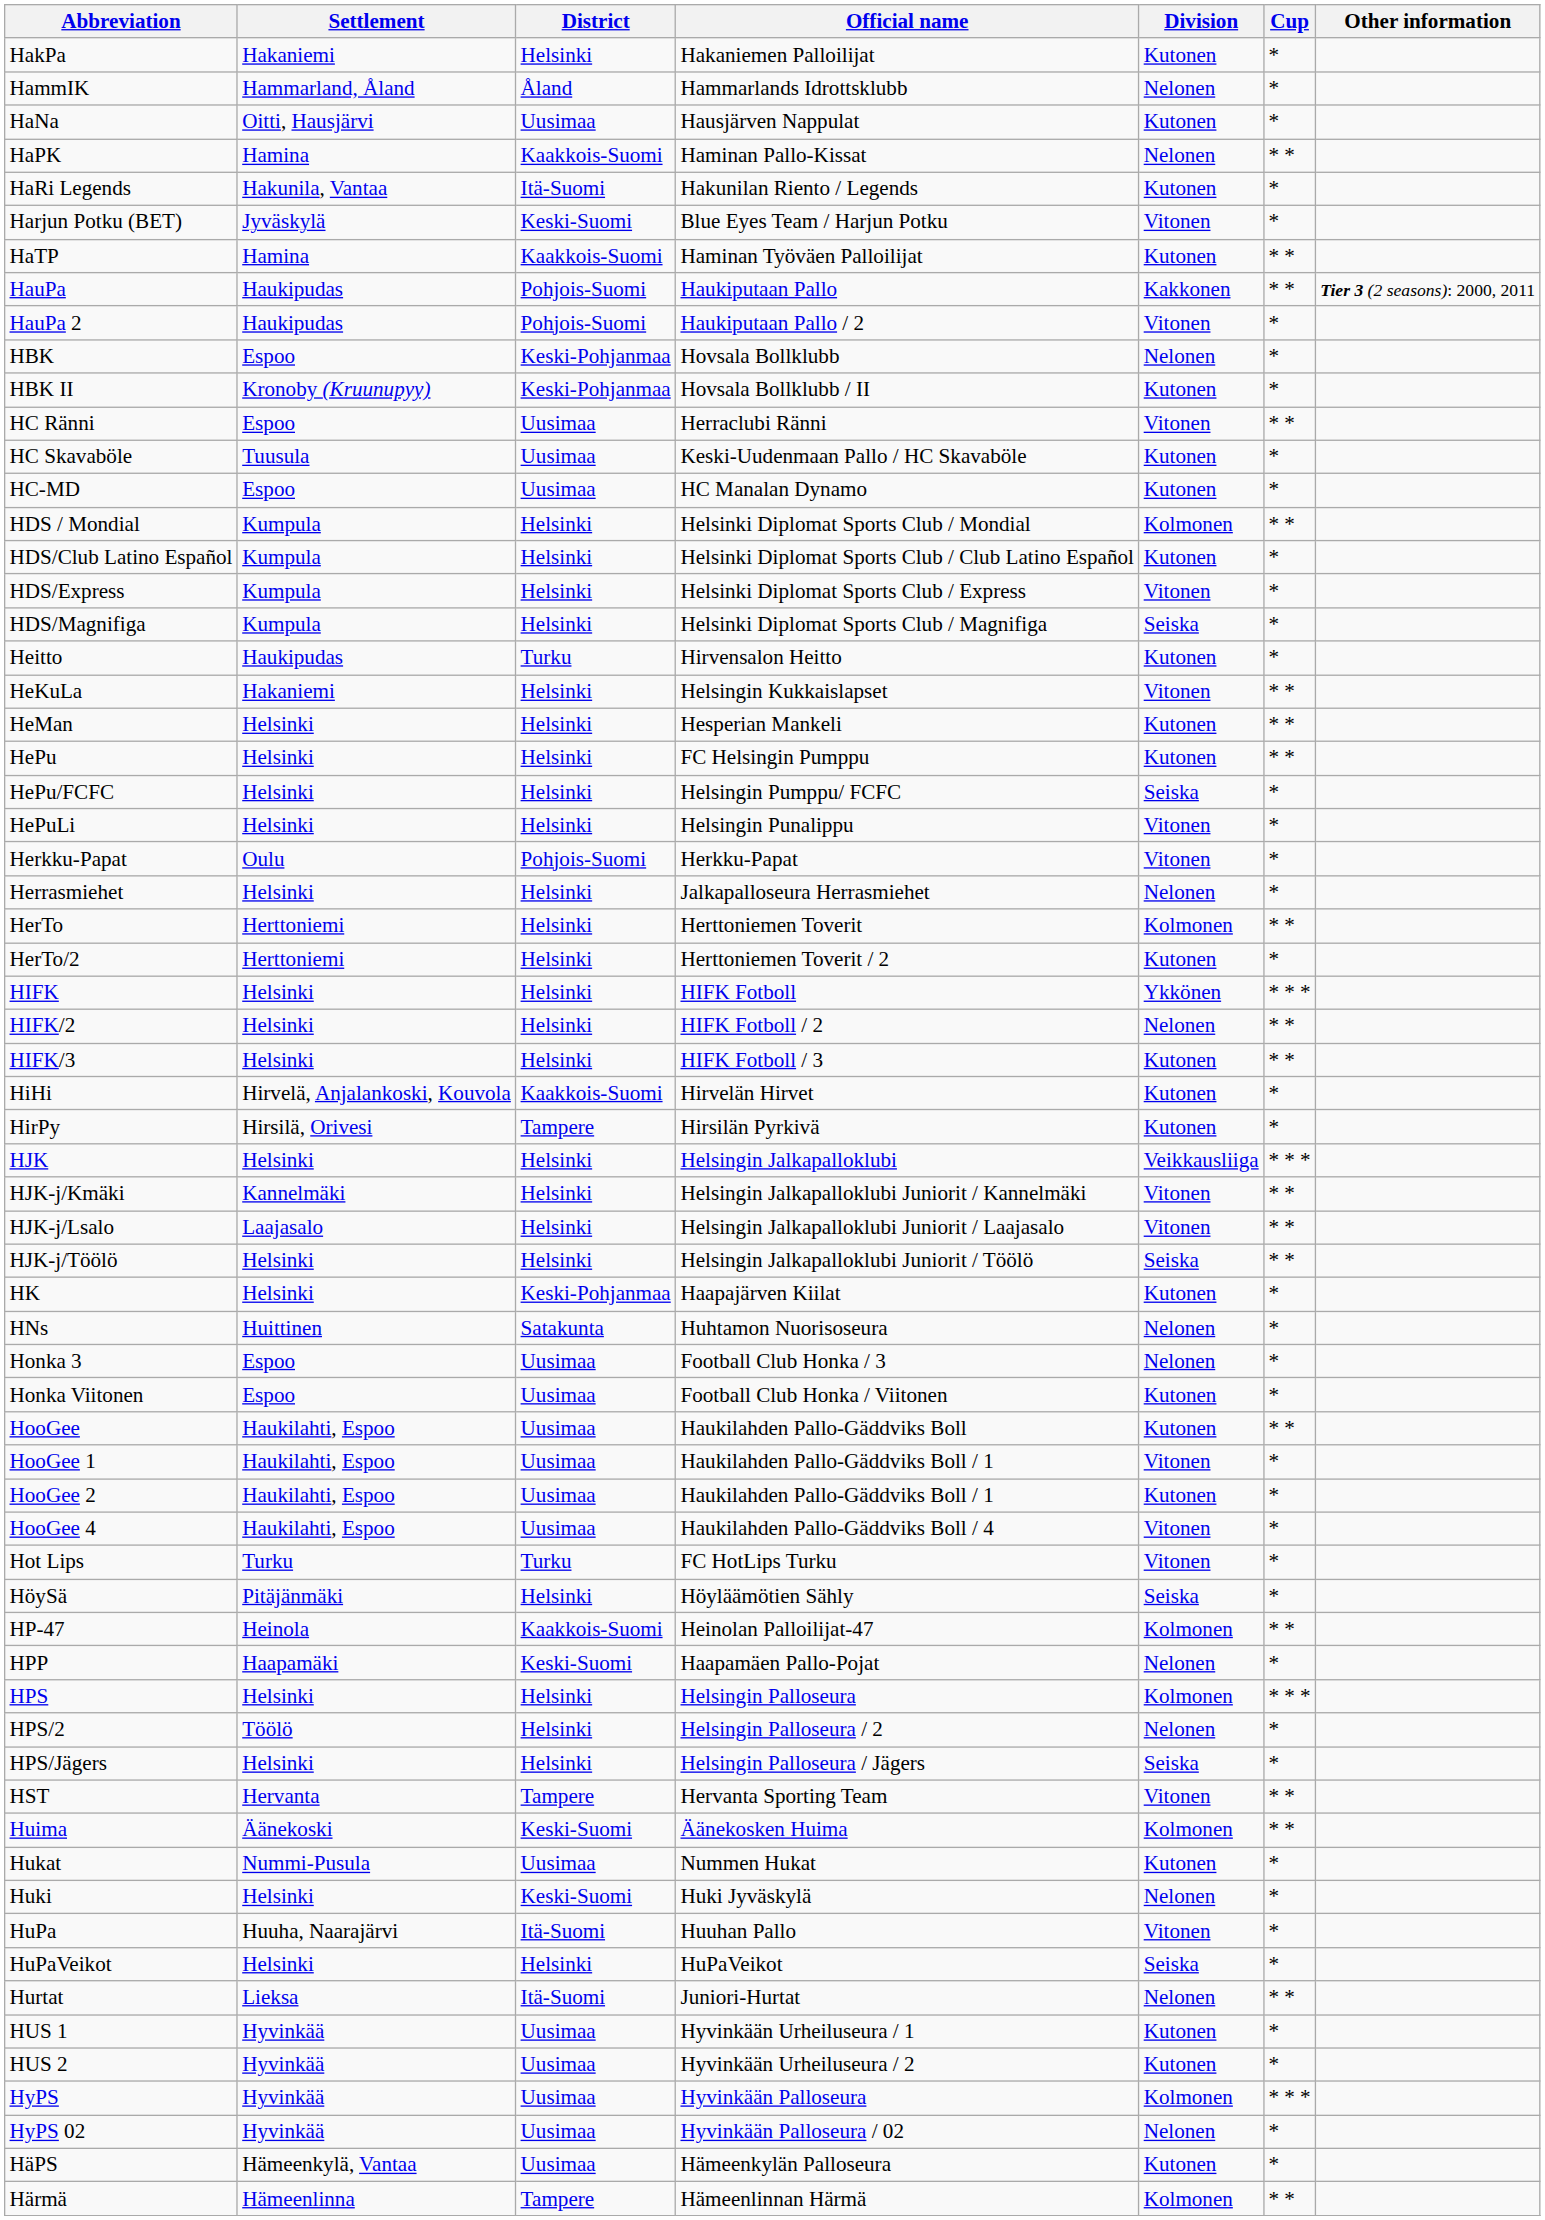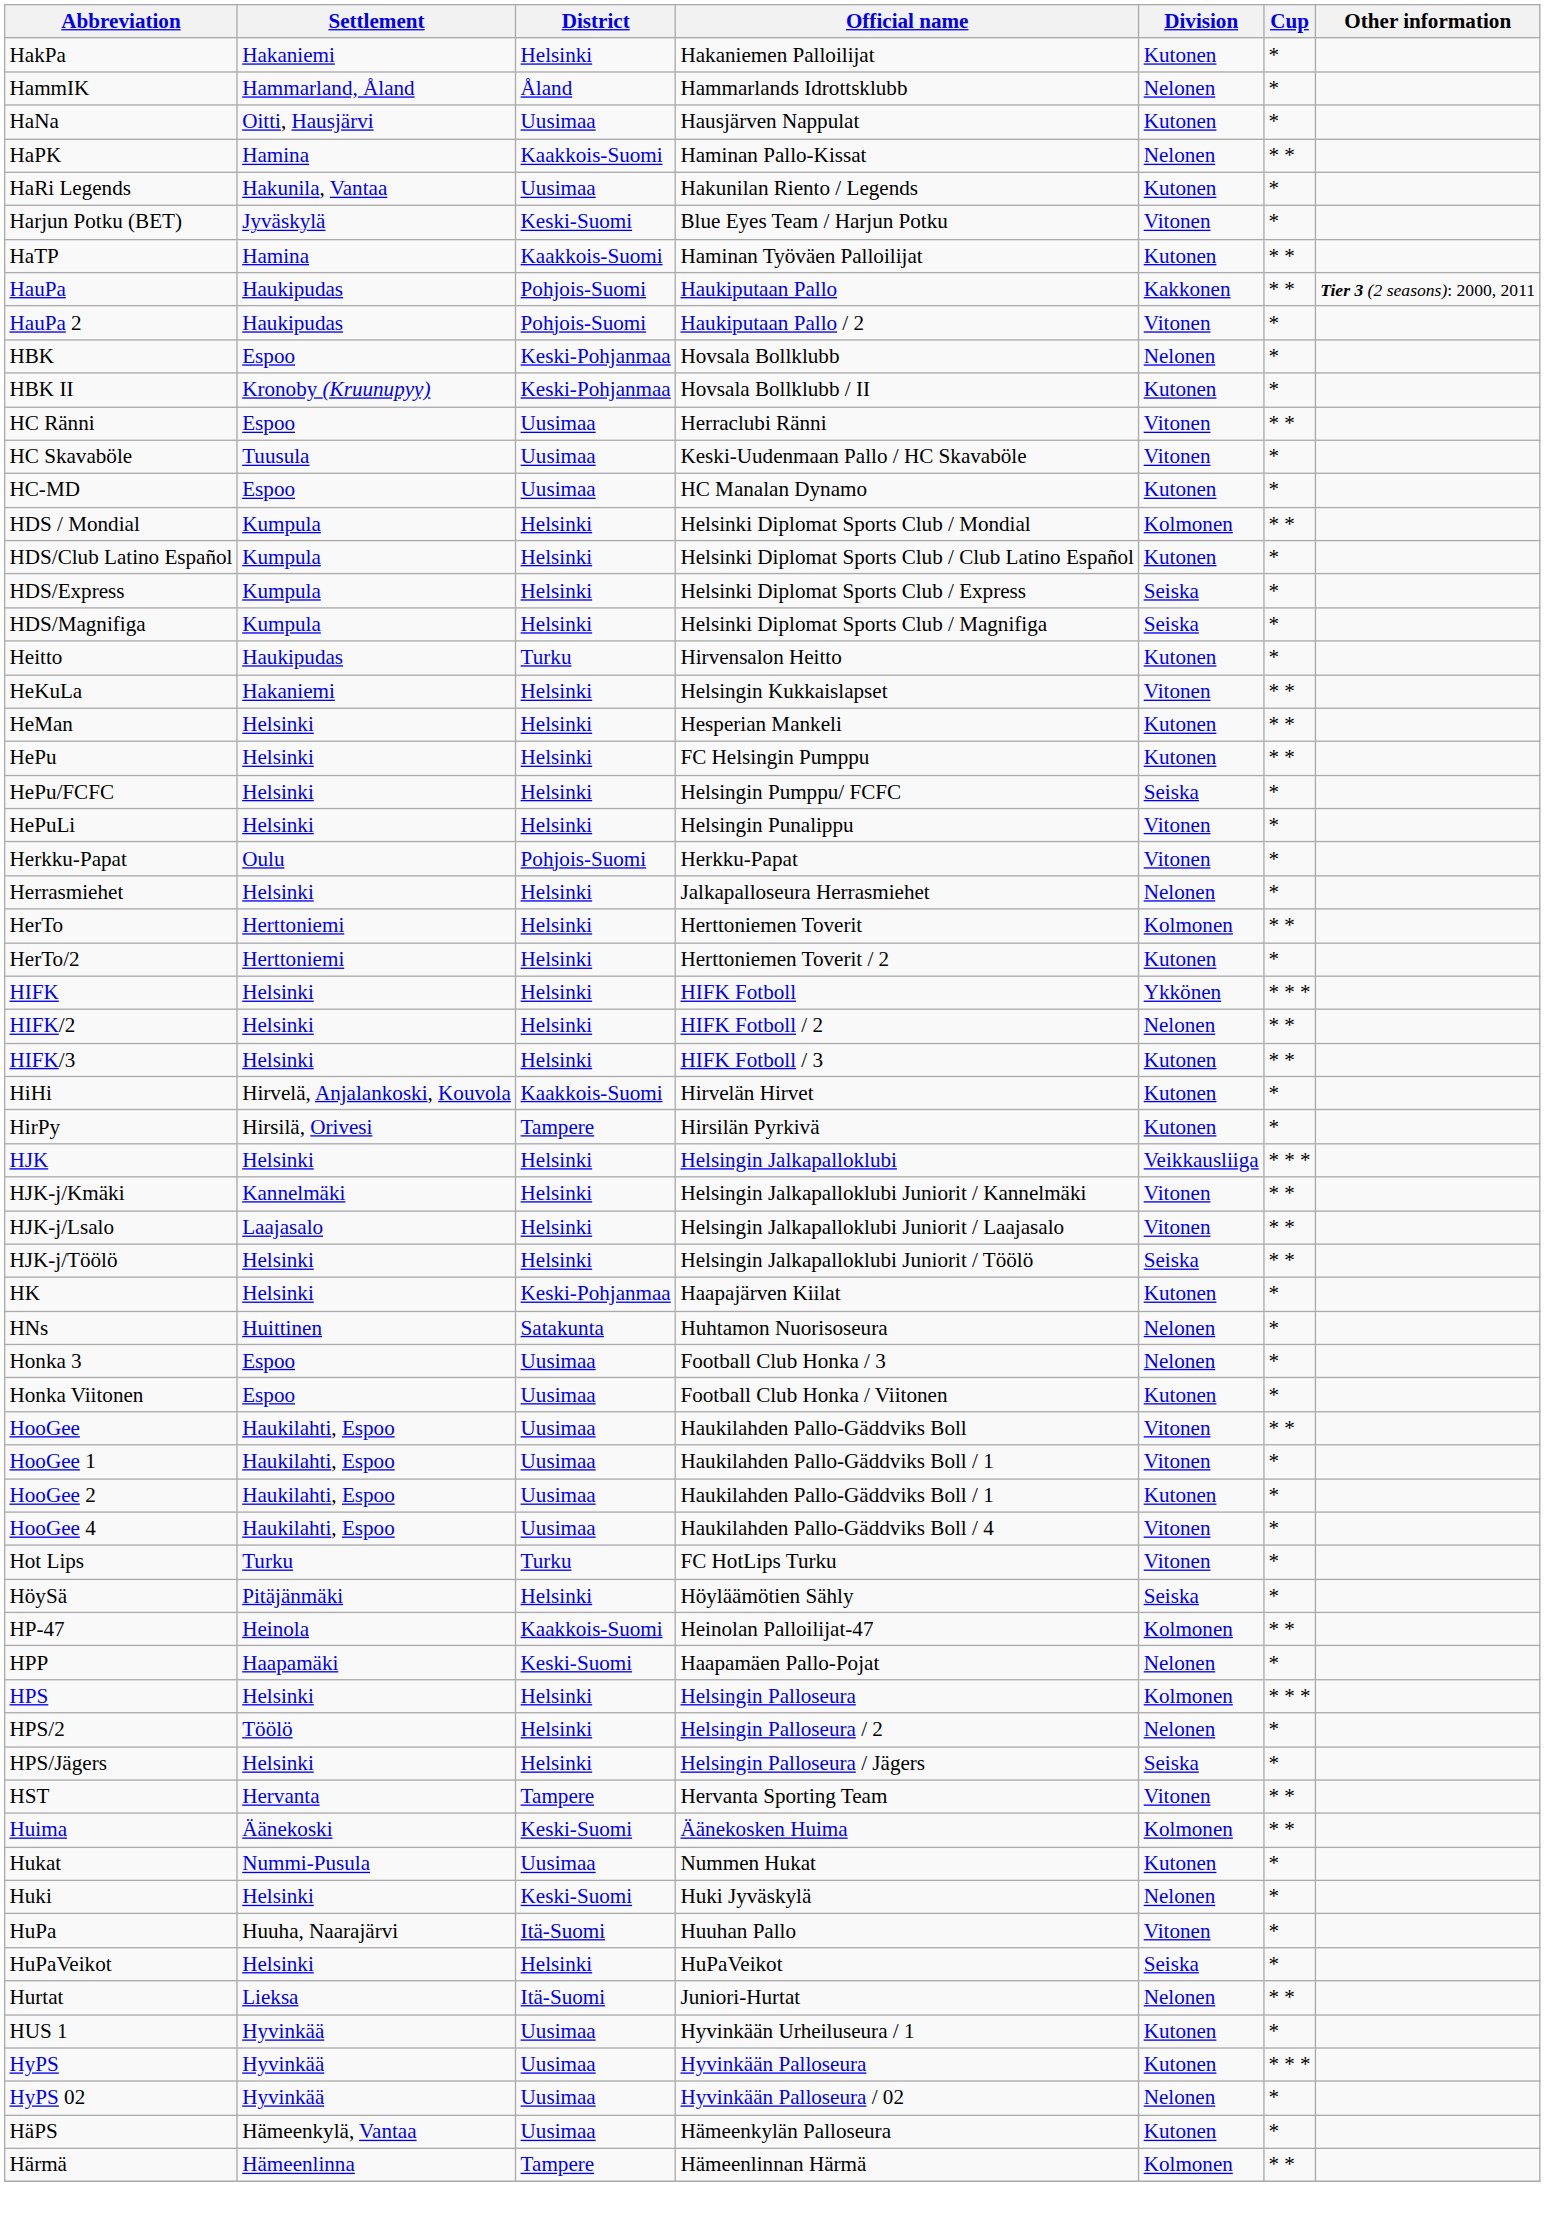(563, 188) Itä-Suomi -> (558, 188) Uusimaa
(1180, 456) Kutonen -> (1177, 456) Vitonen
(1177, 590) Vitonen -> (1171, 590) Seiska
(1180, 1428) Kutonen -> (1177, 1428) Vitonen
- row: (39, 2064)
(1188, 2097) Kolmonen -> (1180, 2064) Kutonen
